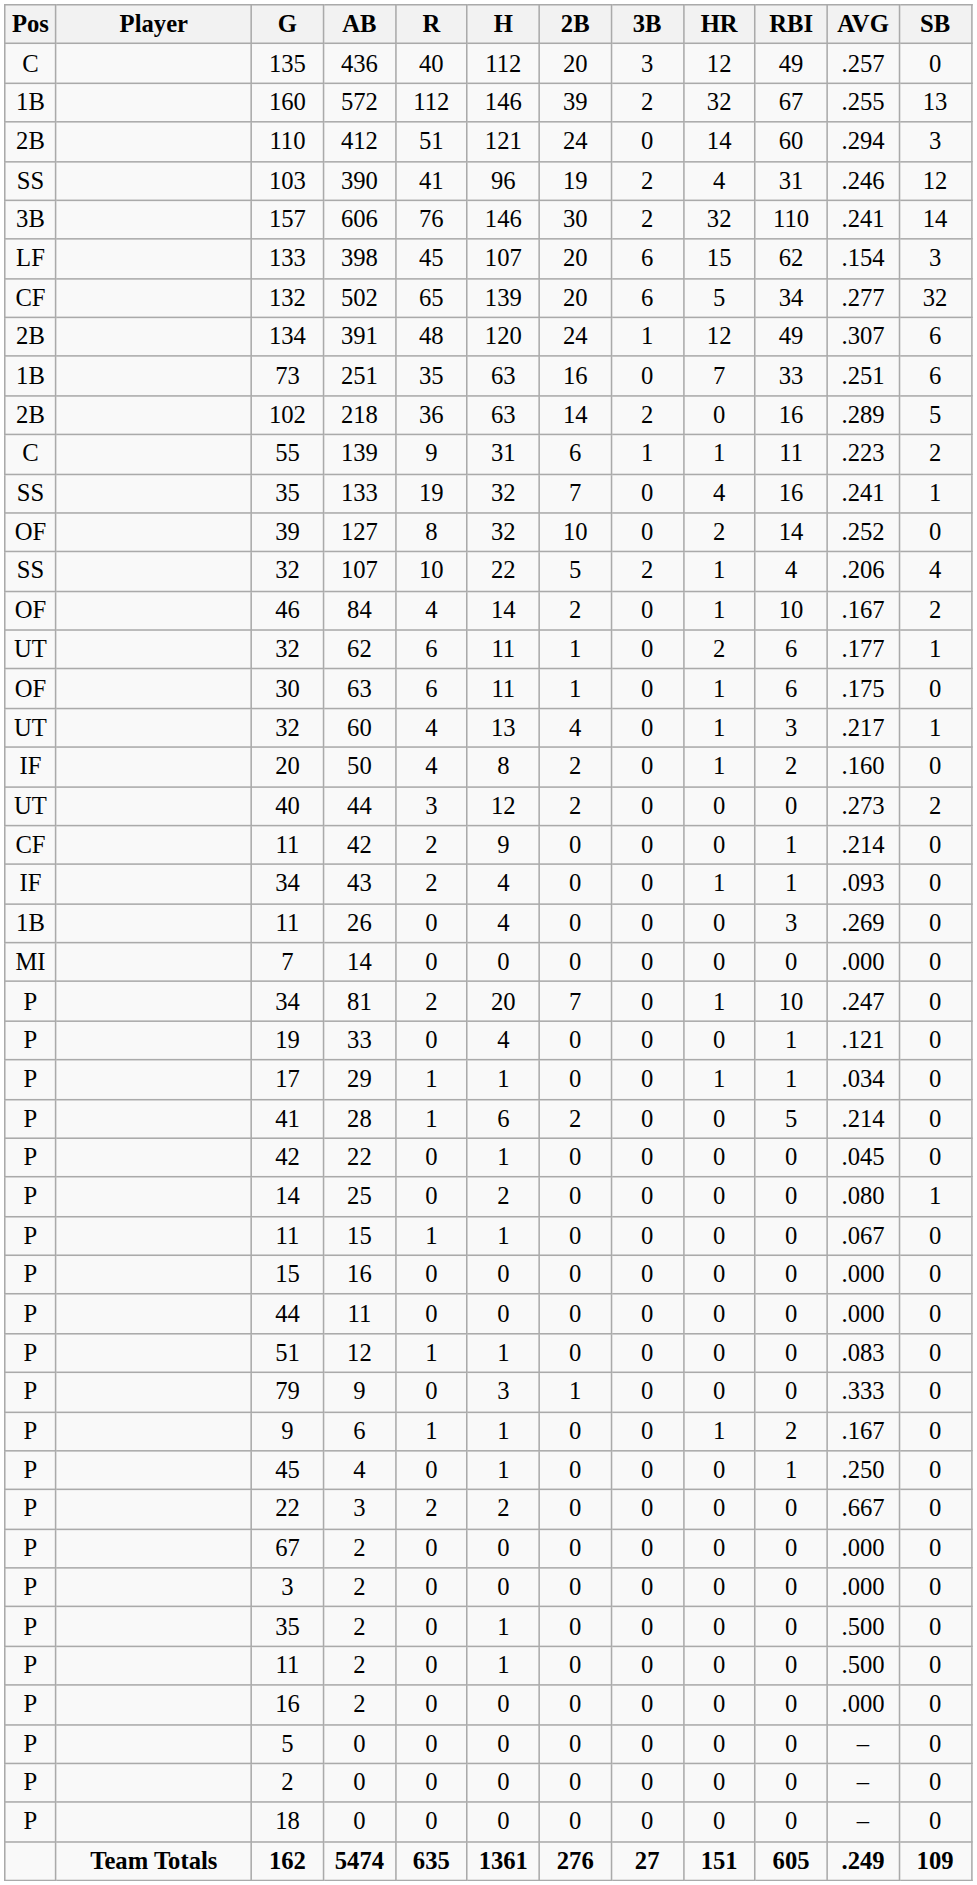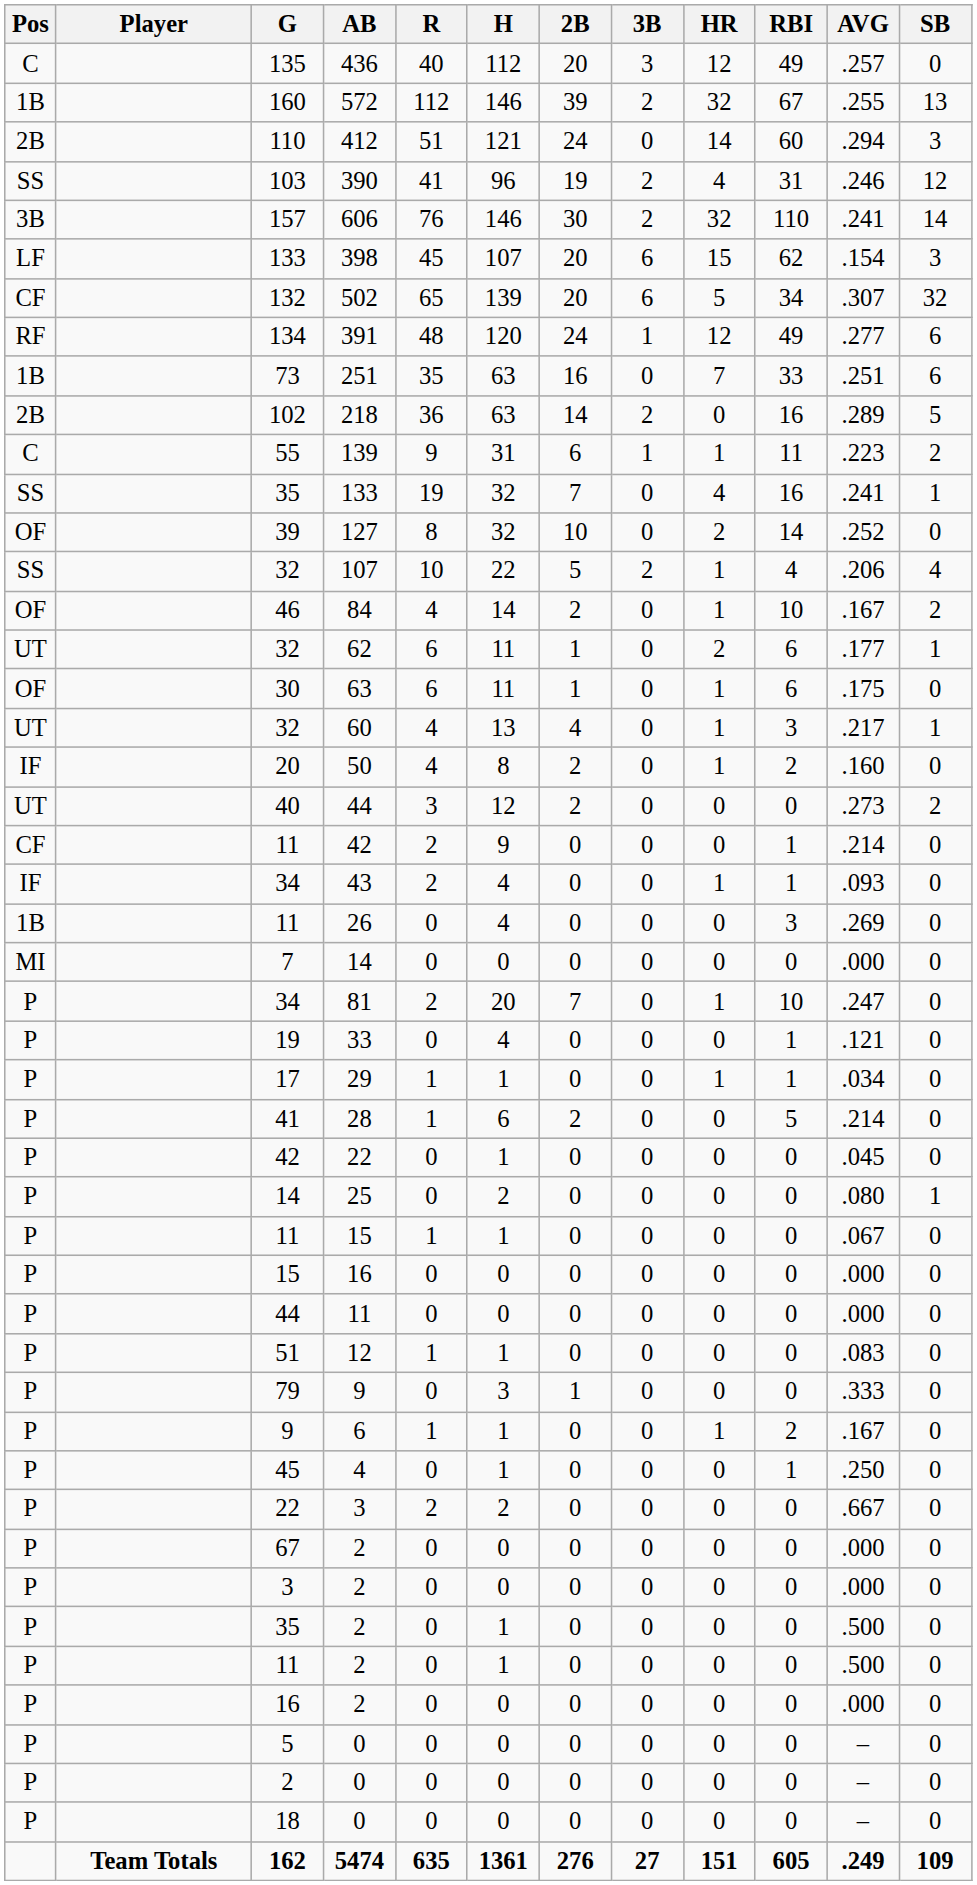(863, 297) .277 -> (863, 297) .307
(30, 336) 2B -> (30, 336) RF
(863, 336) .307 -> (863, 336) .277
